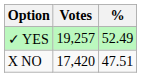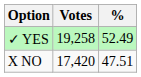(76, 38) 19,257 -> (76, 38) 19,258
